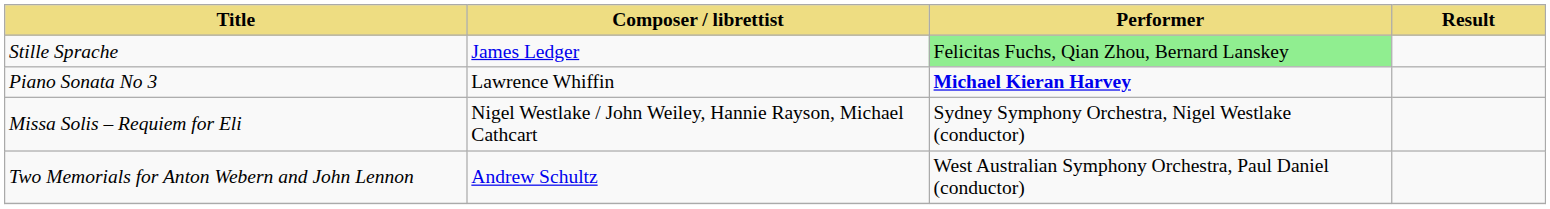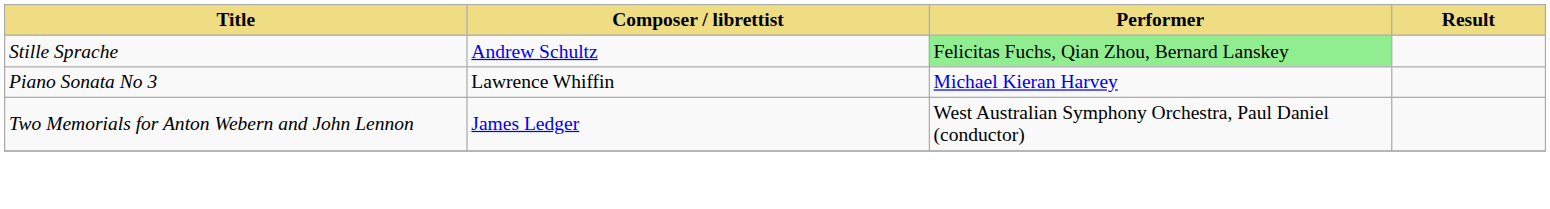(525, 50) James Ledger -> (535, 50) Andrew Schultz
(1032, 81) bold -> (1026, 81) normal
- row: (125, 123)
(535, 176) Andrew Schultz -> (525, 123) James Ledger
